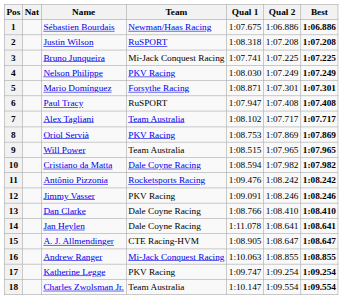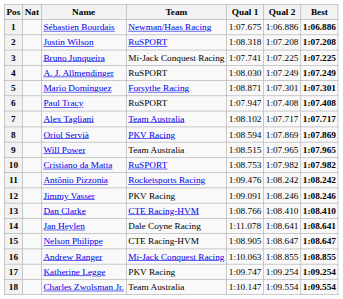(73, 73) Nelson Philippe -> (79, 73) A. J. Allmendinger
(152, 73) PKV Racing -> (148, 73) RuSPORT
(245, 134) 1:08.753 -> (245, 134) 1:08.594
(165, 165) Dale Coyne Racing -> (148, 165) RuSPORT
(245, 165) 1:08.594 -> (245, 165) 1:08.753
(165, 211) Dale Coyne Racing -> (164, 211) CTE Racing-HVM
(79, 241) A. J. Allmendinger -> (73, 241) Nelson Philippe
